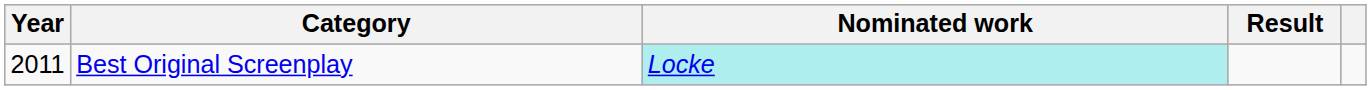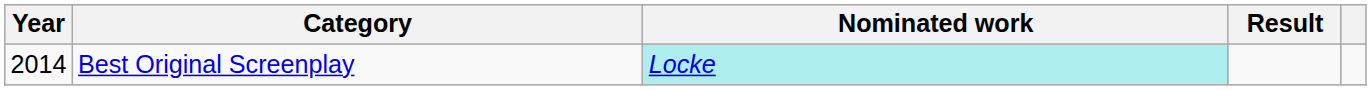(38, 64) 2011 -> (39, 64) 2014
